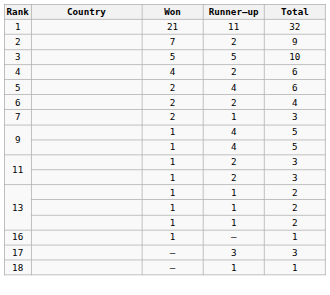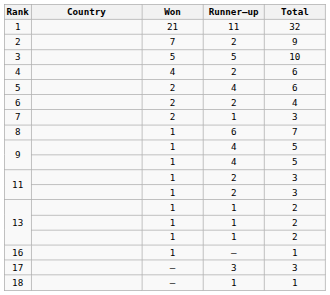+ row: (18, 132)
